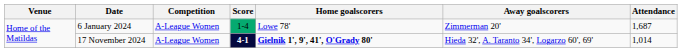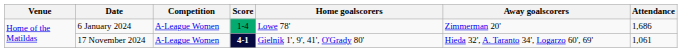(642, 26) 1,687 -> (642, 26) 1,686
(315, 41) bold -> (311, 41) normal
(642, 41) 1,014 -> (642, 41) 1,061
